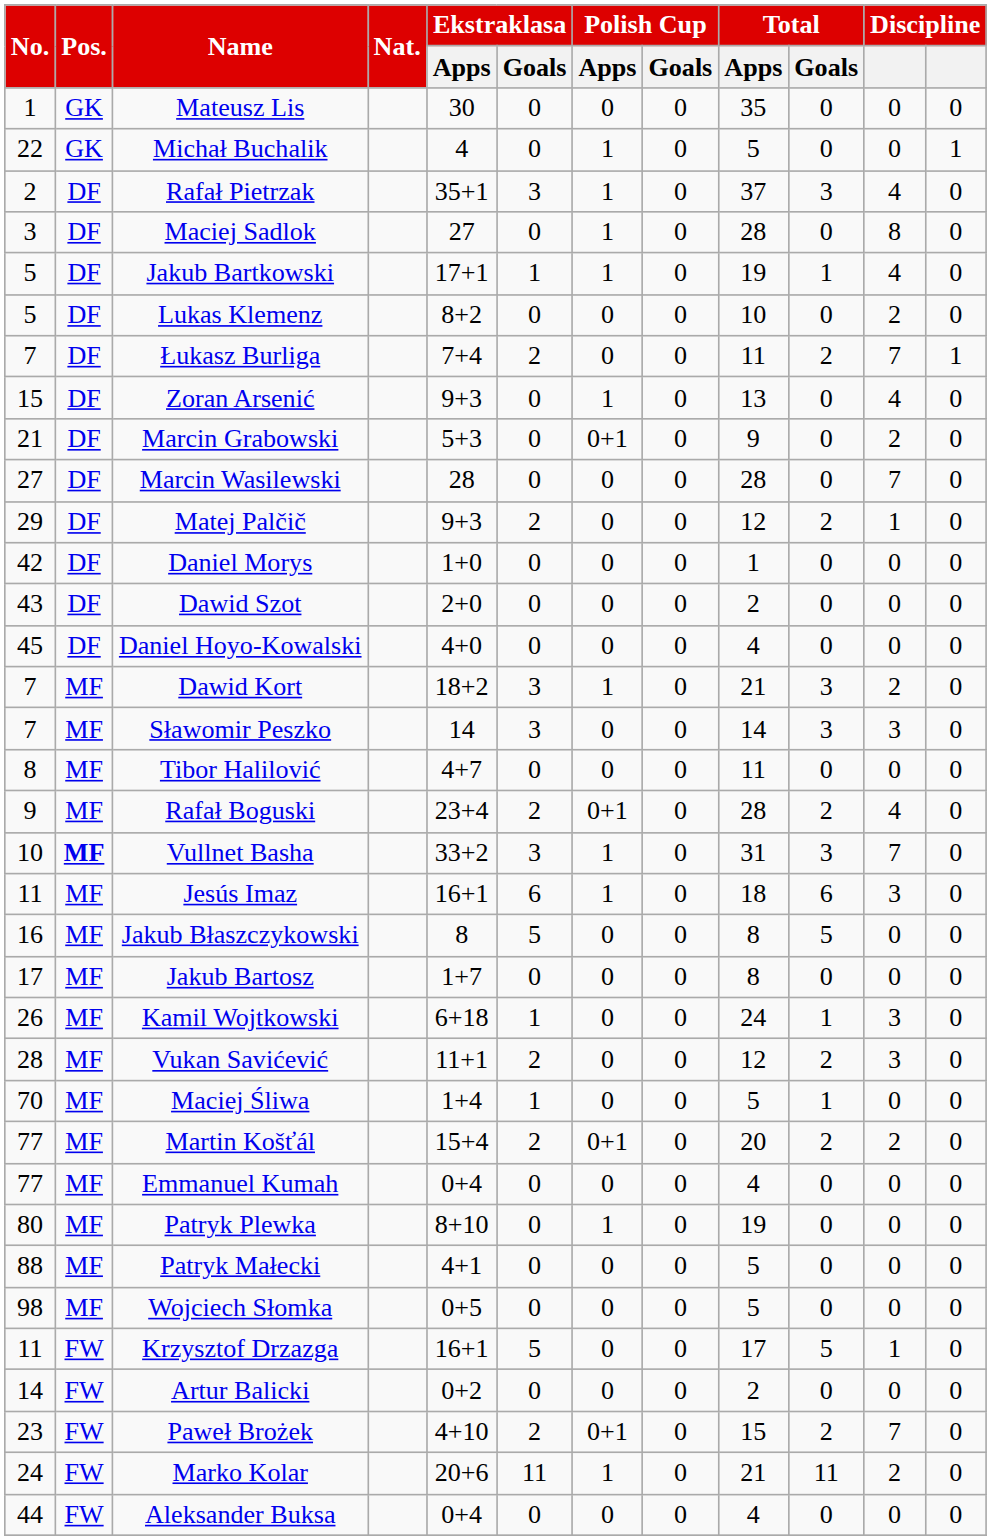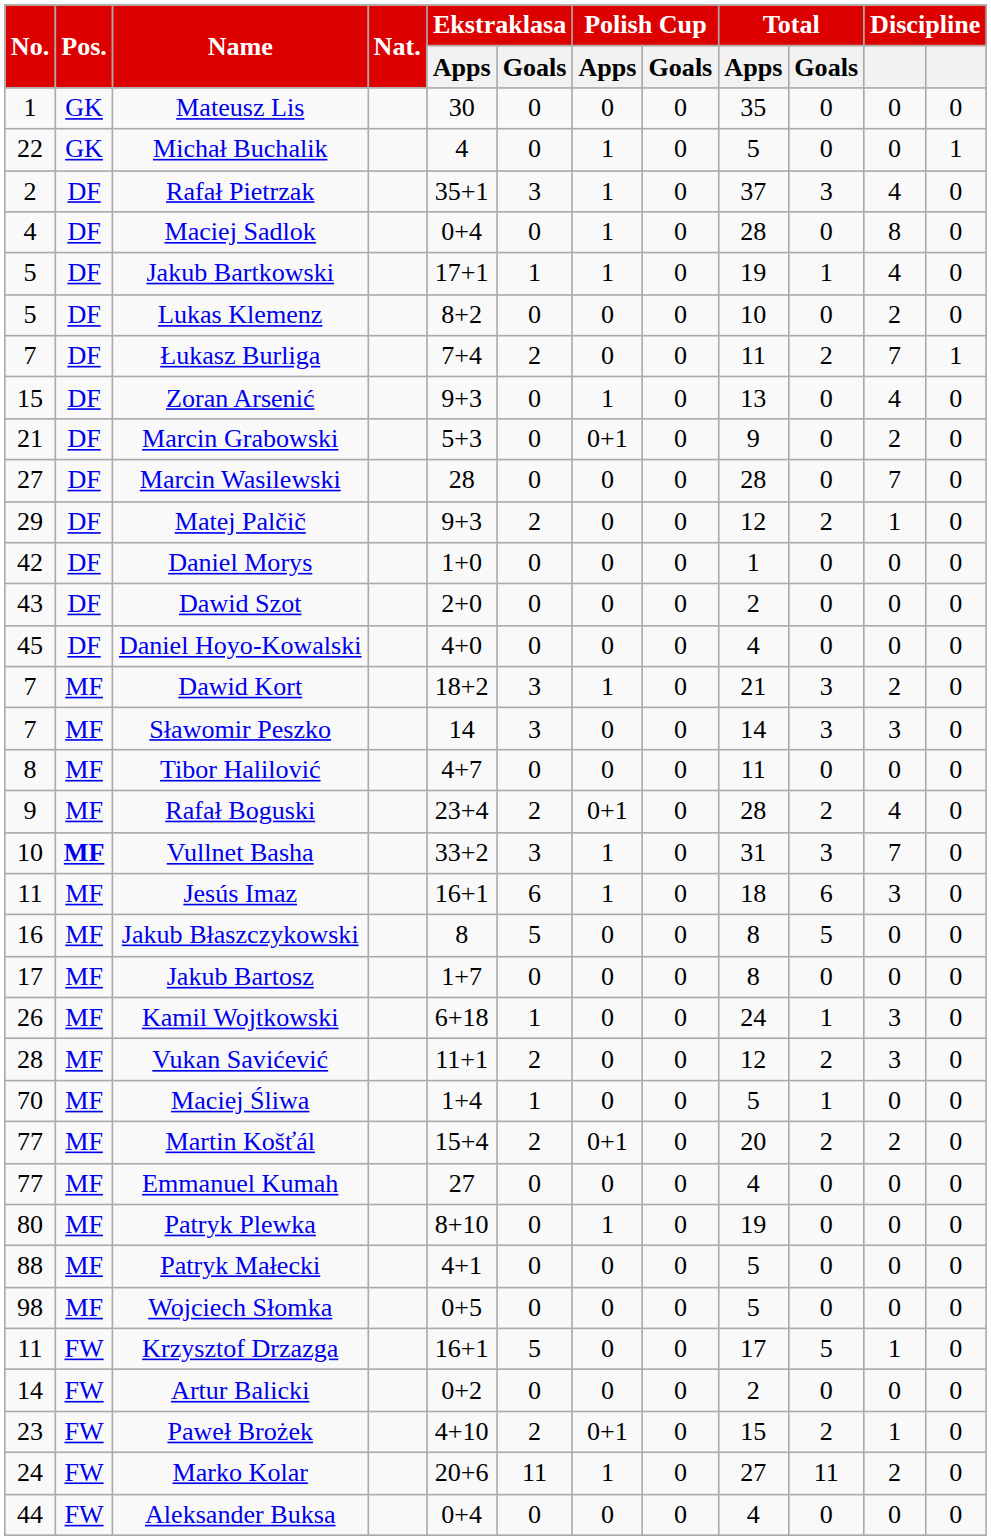(30, 231) 3 -> (30, 231) 4
(462, 231) 27 -> (462, 231) 0+4
(462, 1183) 0+4 -> (462, 1183) 27
(895, 1431) 7 -> (895, 1431) 1
(753, 1472) 21 -> (753, 1472) 27
